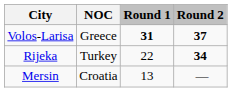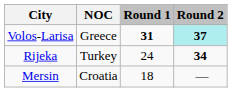(200, 35) no background -> (200, 35) paleturquoise background
(147, 55) 22 -> (147, 55) 24
(147, 76) 13 -> (147, 76) 18
